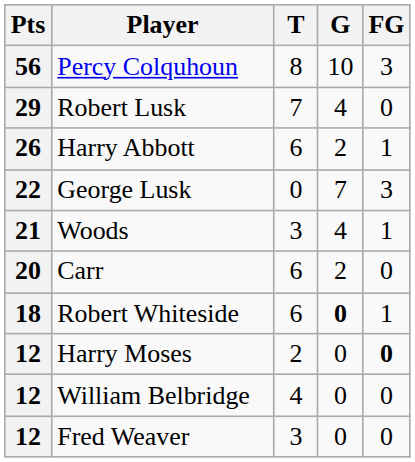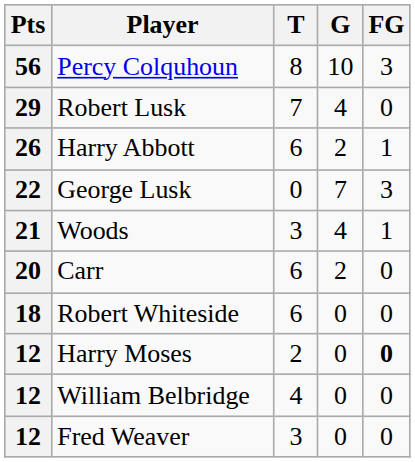(340, 312) bold -> (340, 312) normal
(387, 312) 1 -> (387, 312) 0
